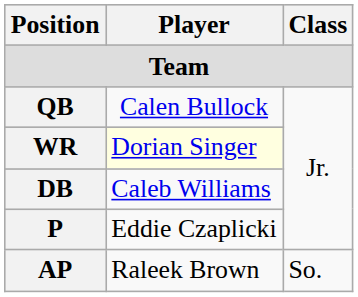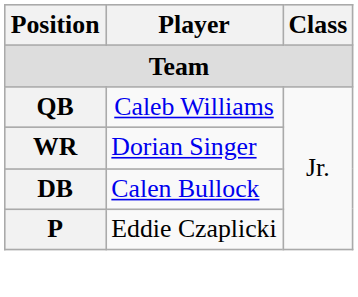(194, 106) Calen Bullock -> (194, 106) Caleb Williams
(184, 147) lightyellow background -> (184, 147) no background
(191, 188) Caleb Williams -> (185, 188) Calen Bullock
- row: (55, 270)
